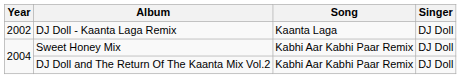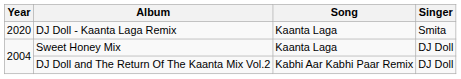(19, 30) 2002 -> (19, 30) 2020
(436, 30) DJ Doll -> (432, 30) Smita
(344, 47) Kabhi Aar Kabhi Paar Remix -> (306, 47) Kaanta Laga
